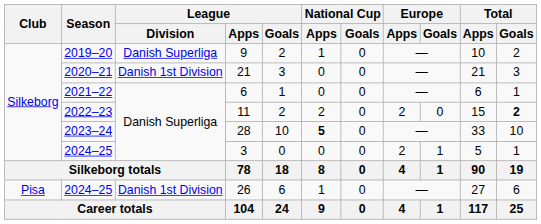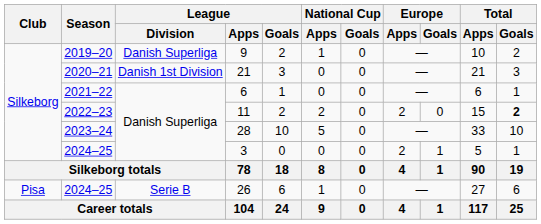(321, 131) bold -> (321, 131) normal
(170, 190) Danish 1st Division -> (170, 190) Serie B
